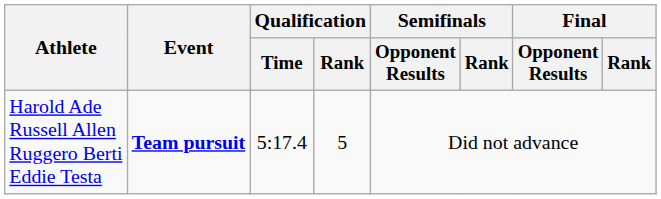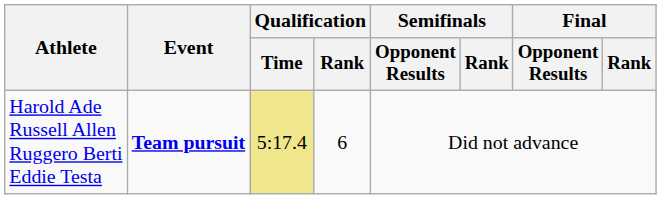(282, 142) no background -> (282, 142) khaki background
(342, 142) 5 -> (342, 142) 6
